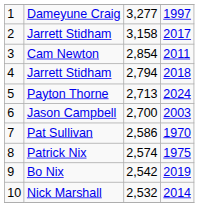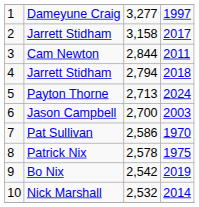(142, 53) 2,854 -> (142, 53) 2,844
(142, 152) 2,574 -> (142, 152) 2,578
